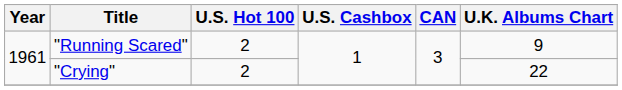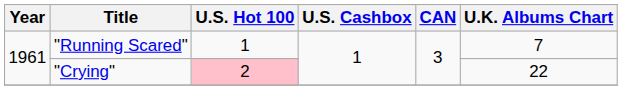(245, 44) 2 -> (245, 44) 1
(539, 44) 9 -> (539, 44) 7
(245, 71) no background -> (245, 71) pink background
